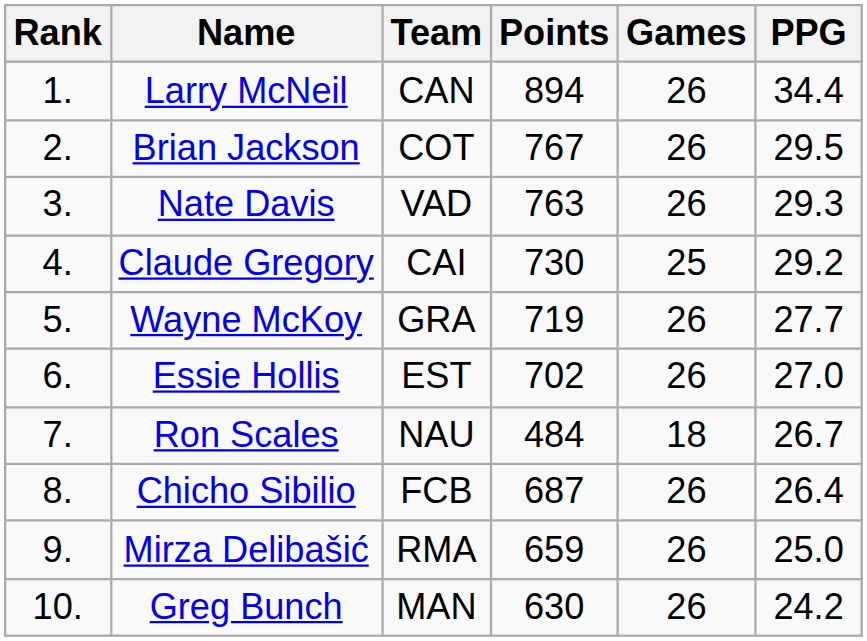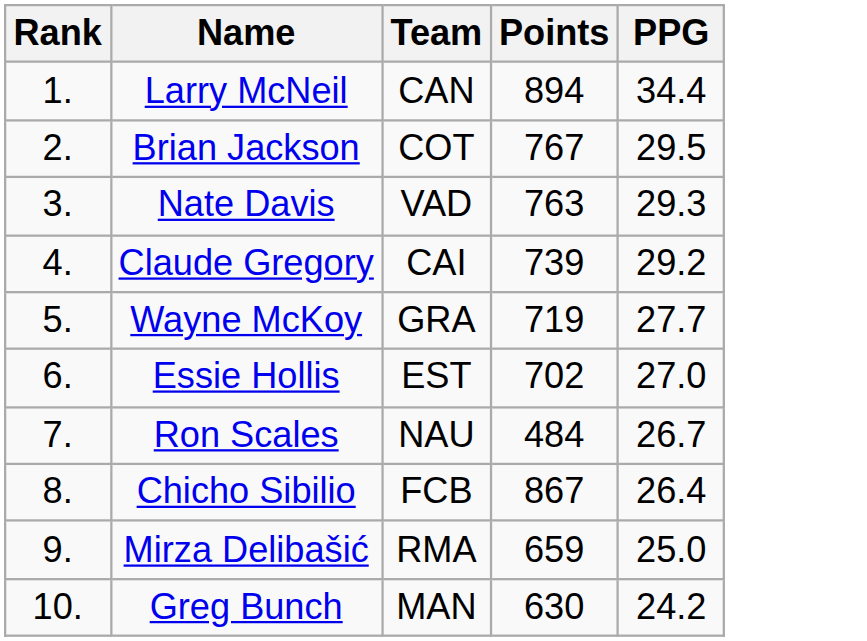- column: (686, 33)
(554, 262) 730 -> (554, 262) 739
(554, 491) 687 -> (554, 491) 867
